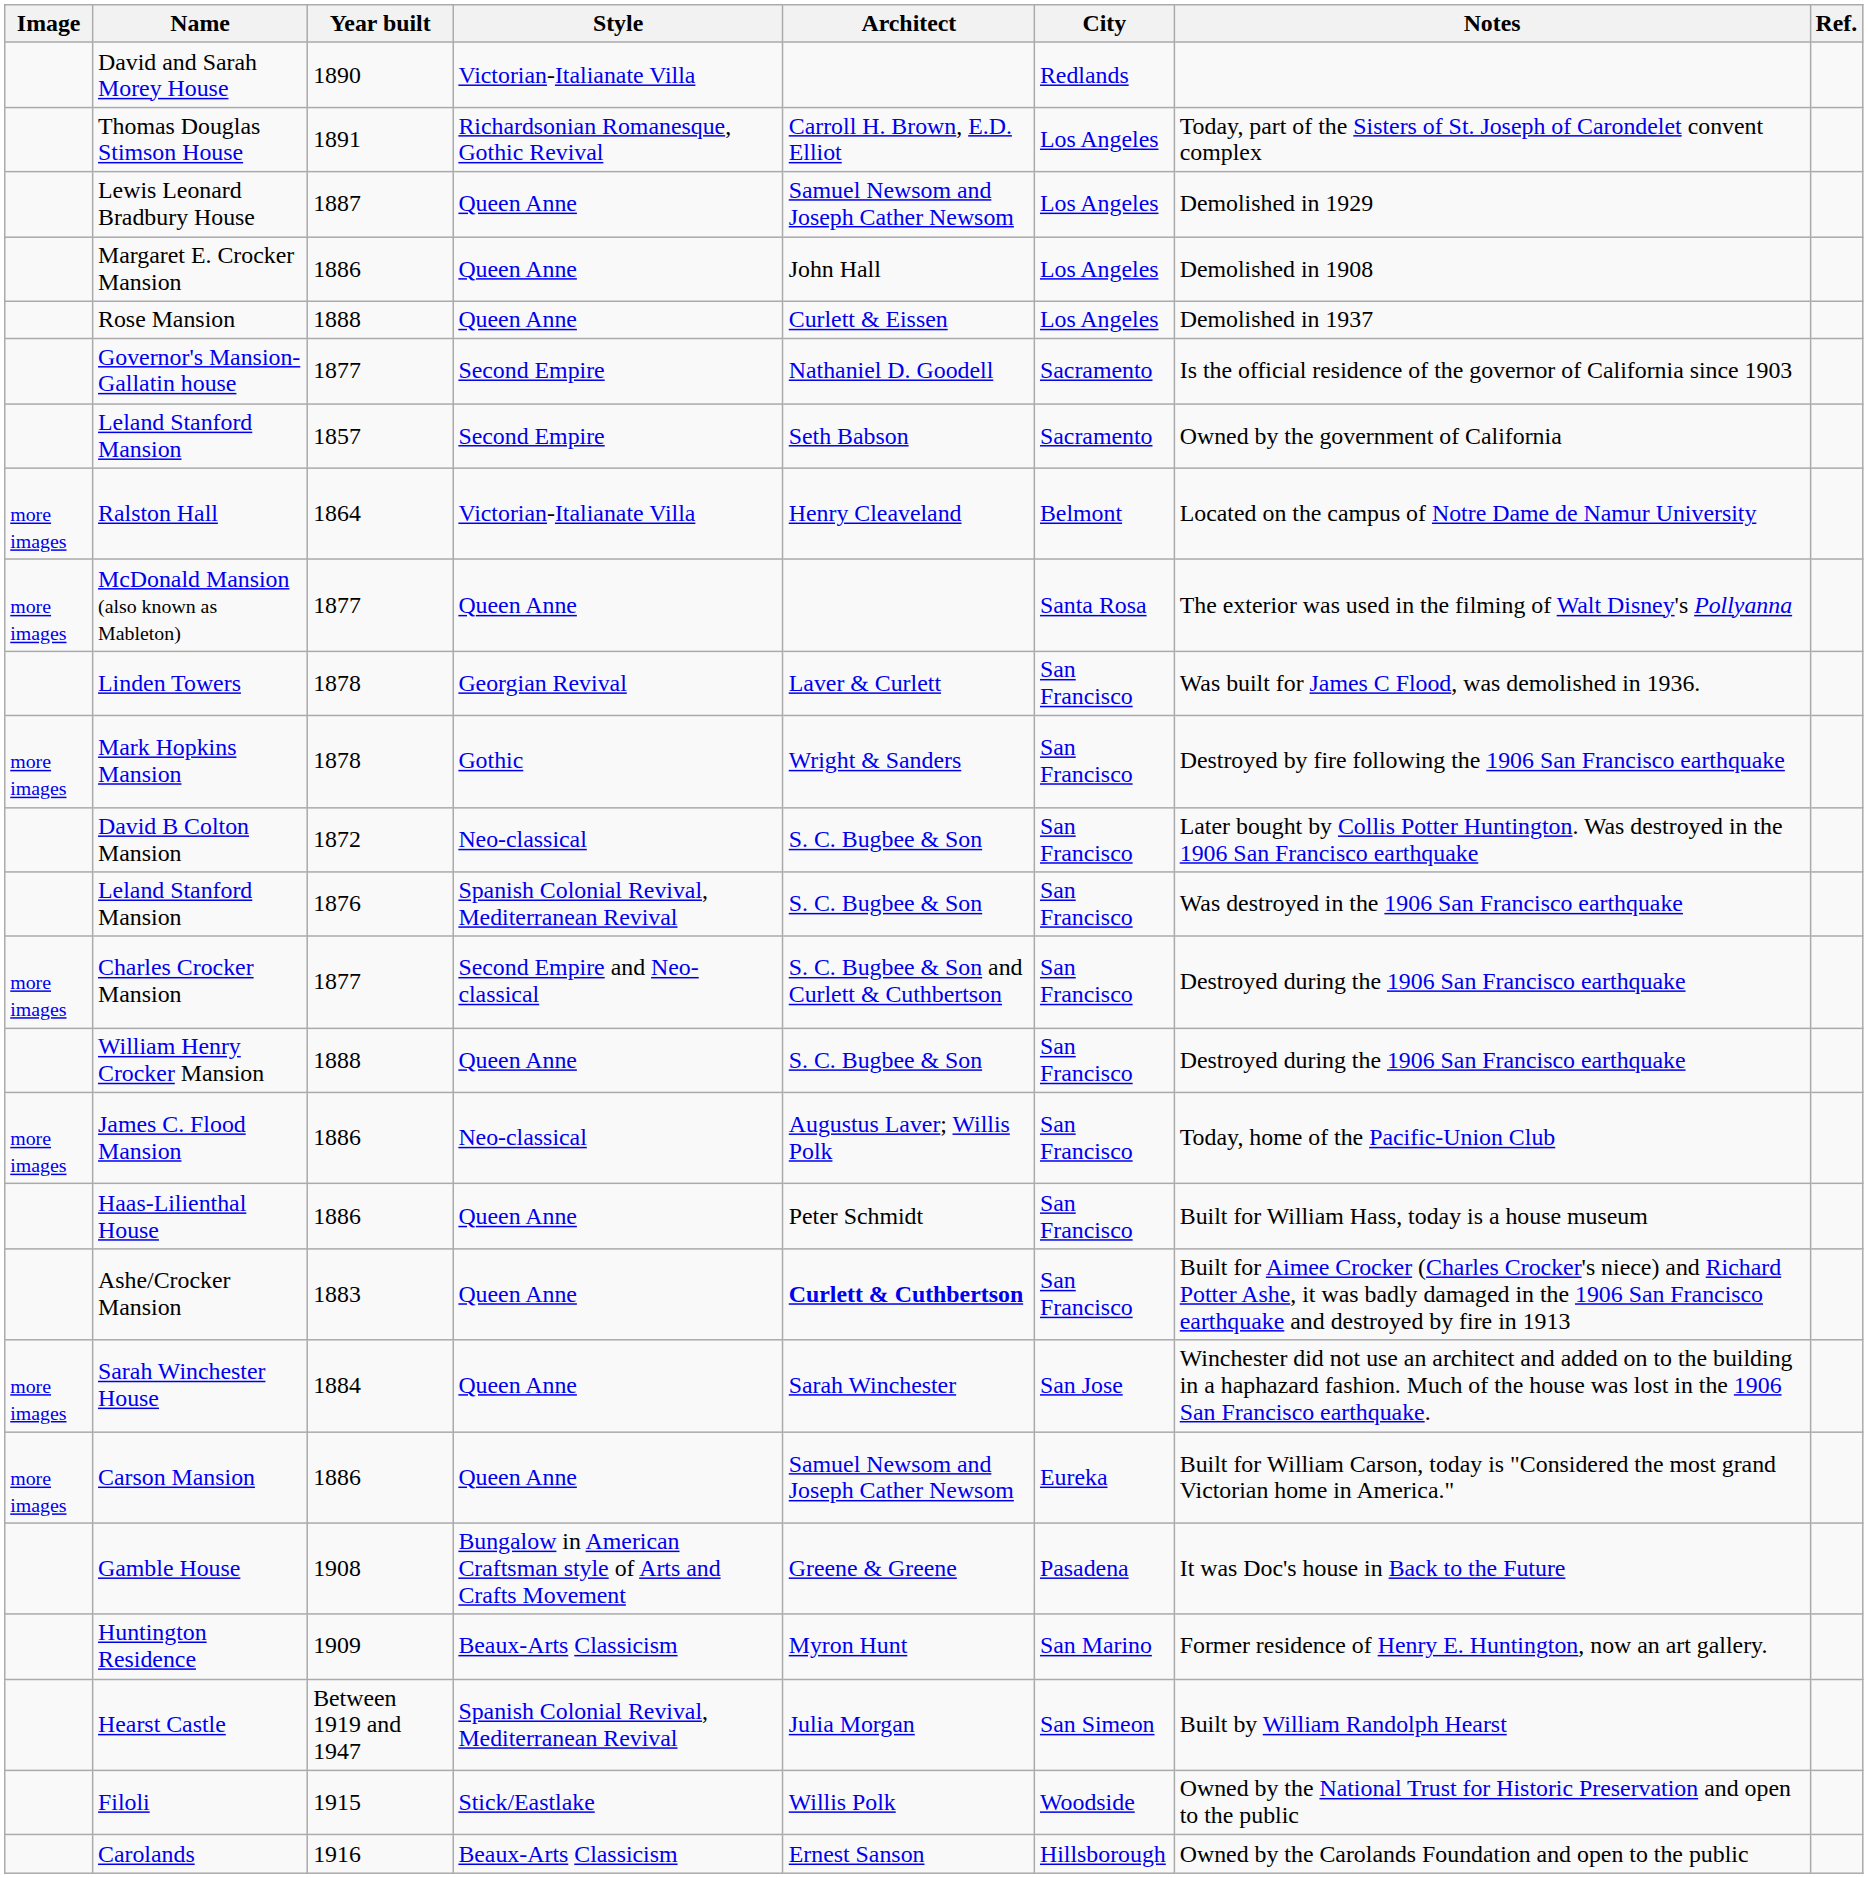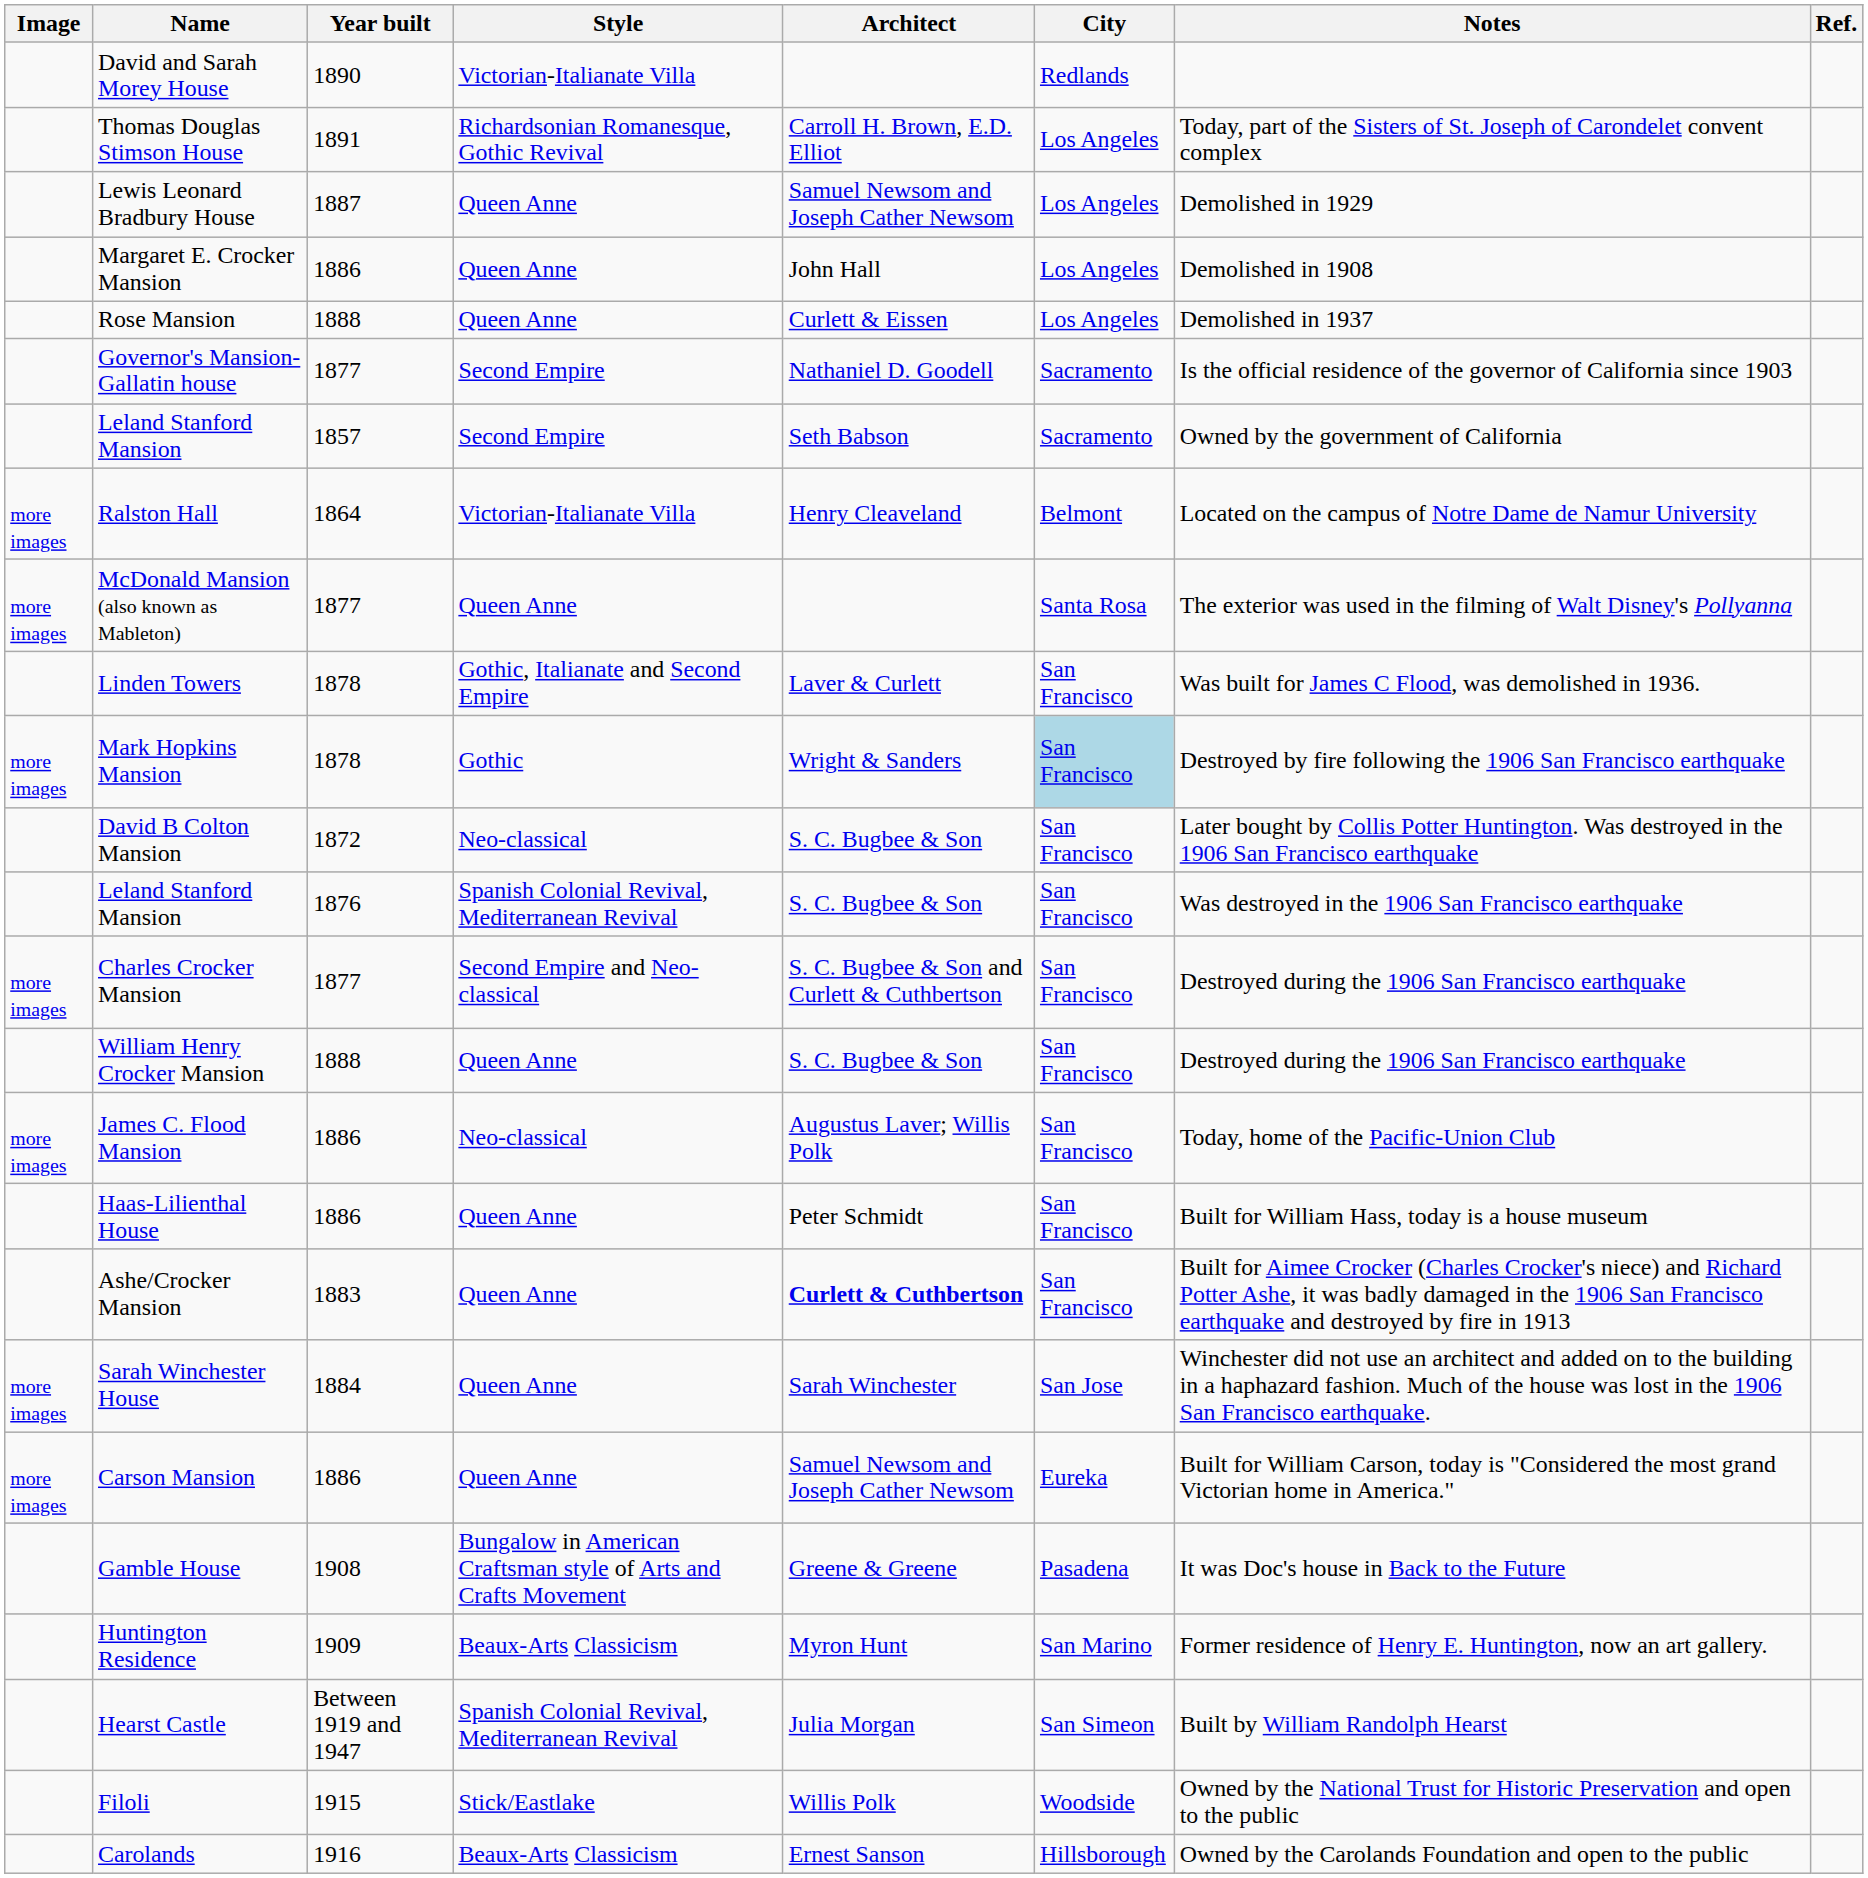(543, 683) Georgian Revival -> (599, 683) Gothic, Italianate and Second Empire
(1086, 761) no background -> (1086, 761) lightblue background
